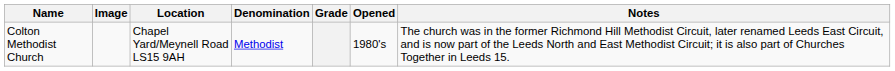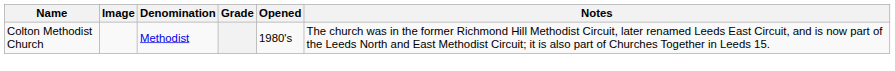- column: (181, 13)
